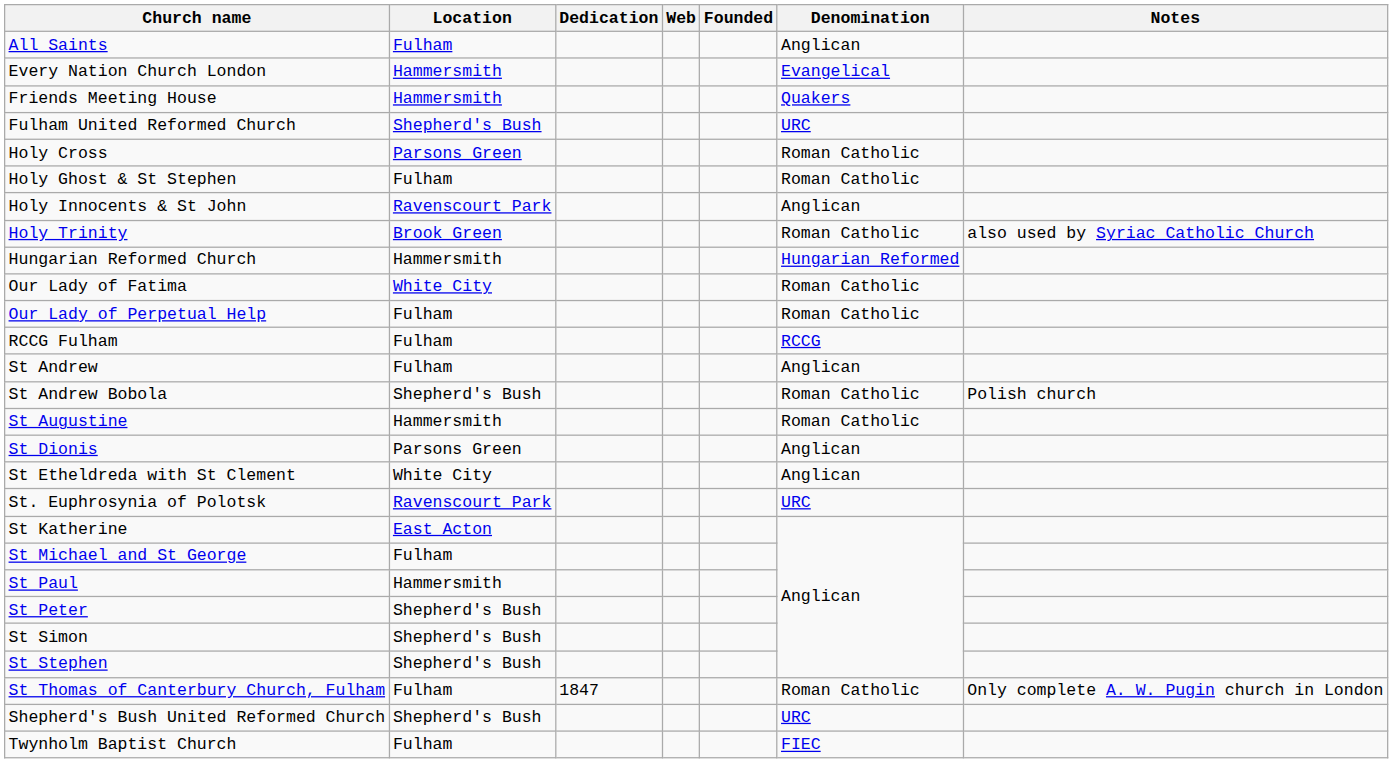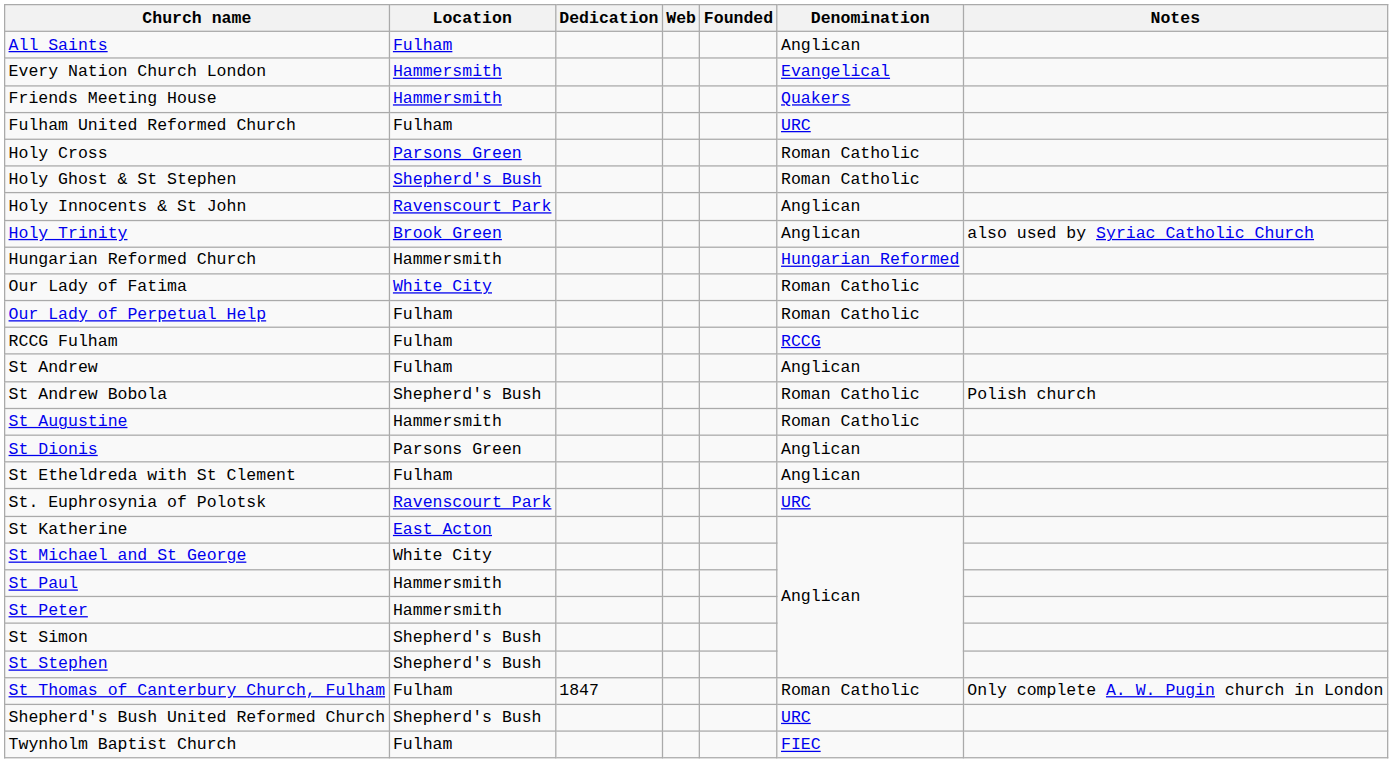(467, 126) Shepherd's Bush -> (423, 126) Fulham
(423, 180) Fulham -> (467, 180) Shepherd's Bush
(850, 233) Roman Catholic -> (821, 233) Anglican
(442, 476) White City -> (423, 476) Fulham
(423, 556) Fulham -> (442, 556) White City
(467, 610) Shepherd's Bush -> (447, 610) Hammersmith
